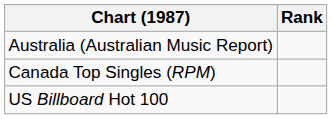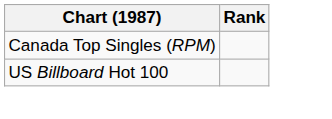- row: (141, 45)
